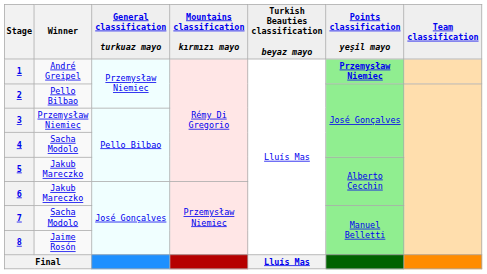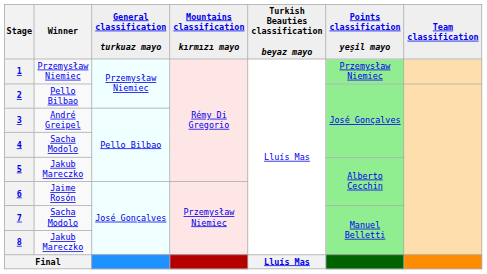(63, 71) André Greipel -> (63, 71) Przemysław Niemiec
(365, 71) bold -> (365, 71) normal
(63, 120) Przemysław Niemiec -> (63, 120) André Greipel
(63, 193) Jakub Mareczko -> (63, 193) Jaime Rosón
(63, 242) Jaime Rosón -> (63, 242) Jakub Mareczko
